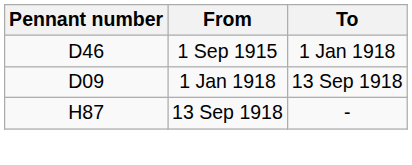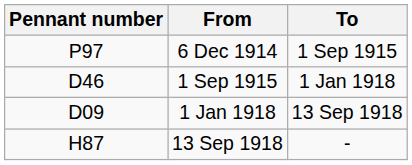+ row: (227, 50)
